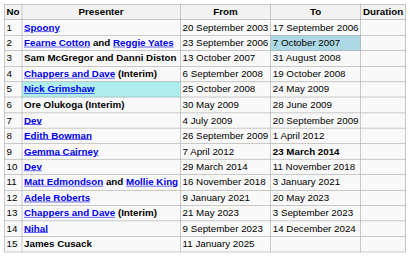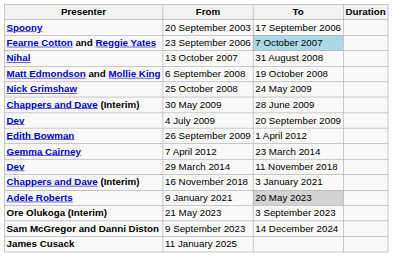- column: (13, 12)
(100, 58) Sam McGregor and Danni Diston -> (18, 58) Nihal
(91, 74) Chappers and Dave (Interim) -> (84, 74) Matt Edmondson and Mollie King
(59, 89) paleturquoise background -> (42, 89) no background
(74, 105) Ore Olukoga (Interim) -> (73, 105) Chappers and Dave (Interim)
(306, 151) bold -> (288, 151) normal
(101, 182) Matt Edmondson and Mollie King -> (73, 182) Chappers and Dave (Interim)
(301, 197) no background -> (283, 197) lightgrey background
(91, 213) Chappers and Dave (Interim) -> (57, 213) Ore Olukoga (Interim)
(36, 228) Nihal -> (83, 228) Sam McGregor and Danni Diston
